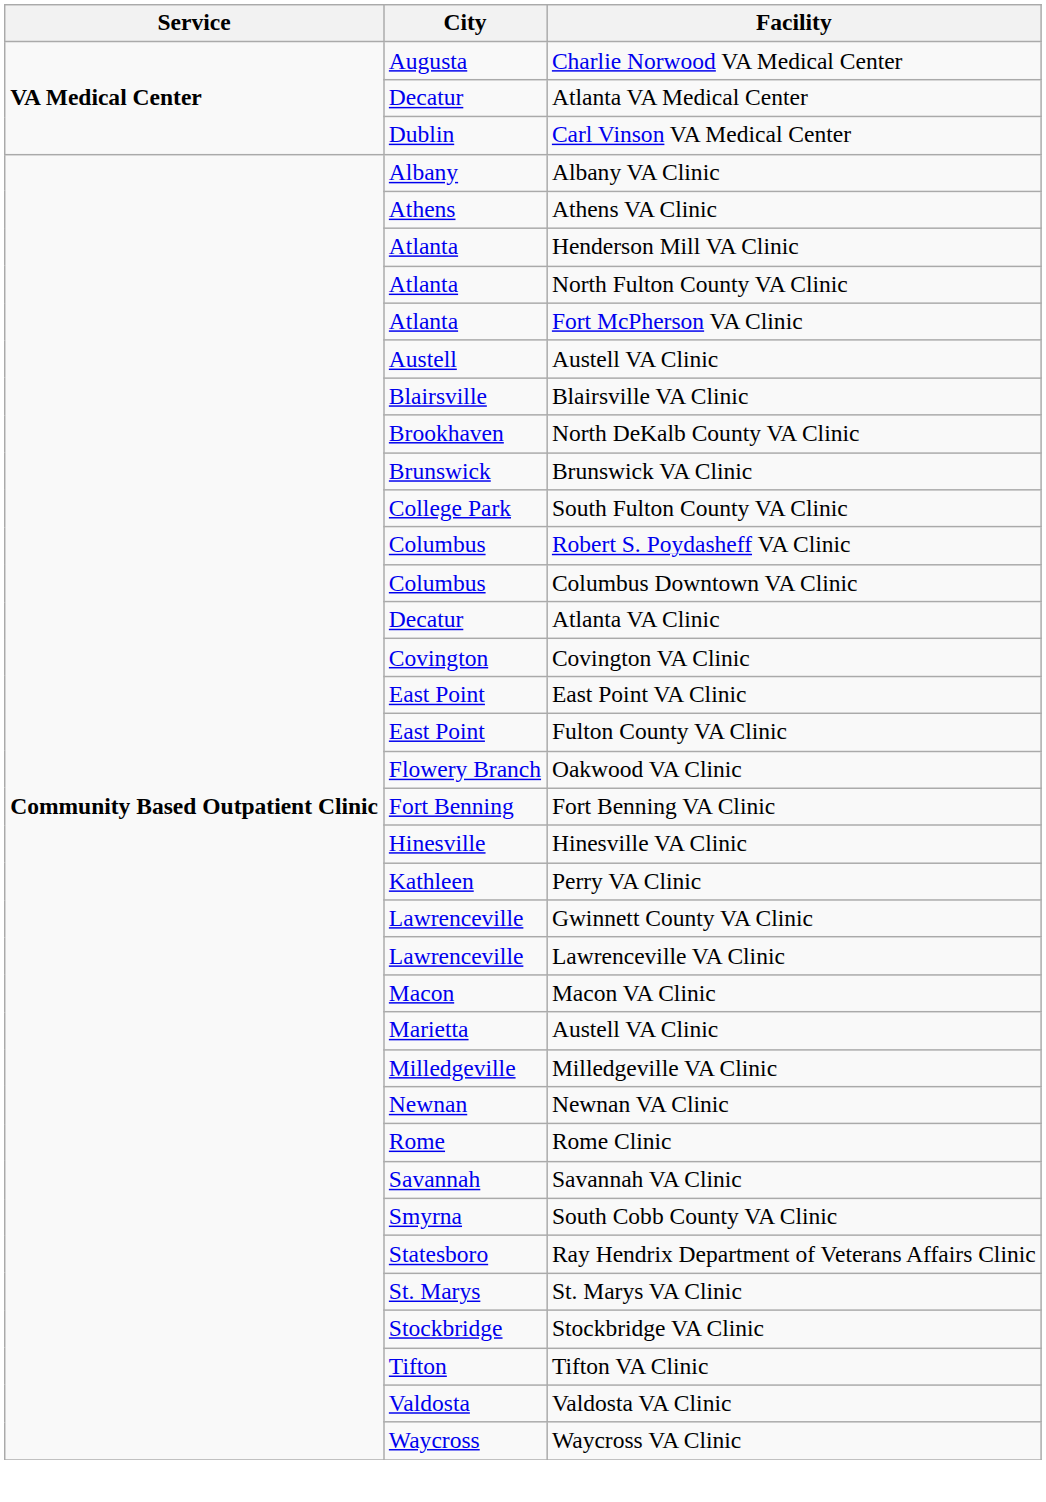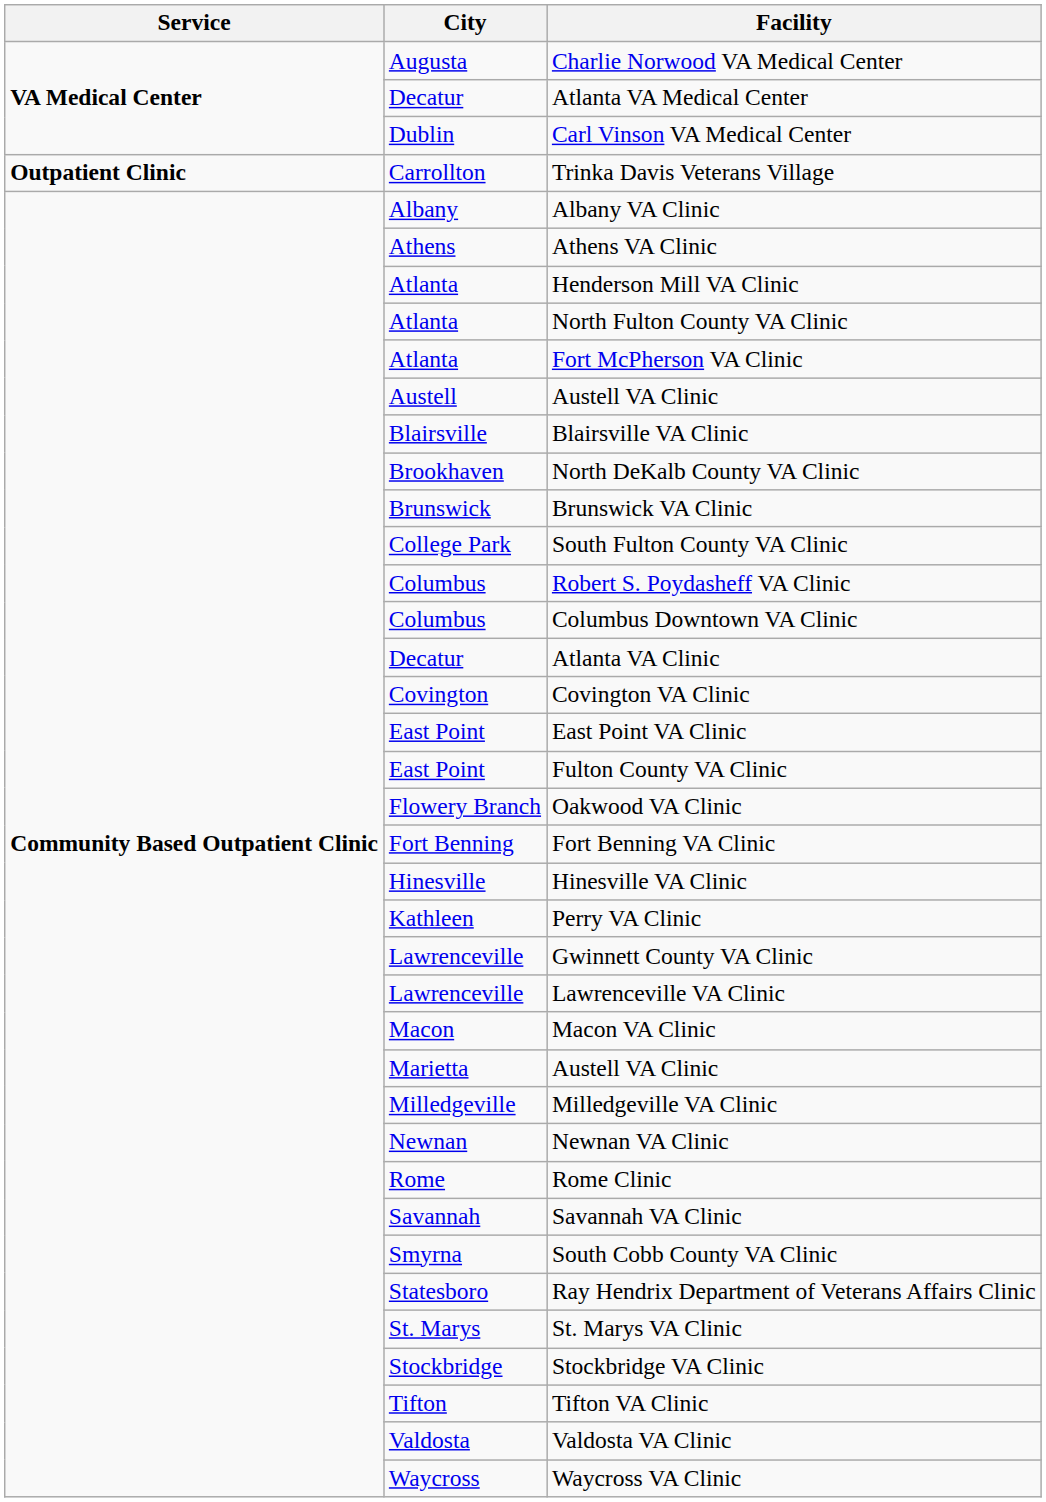+ row: (437, 172)
